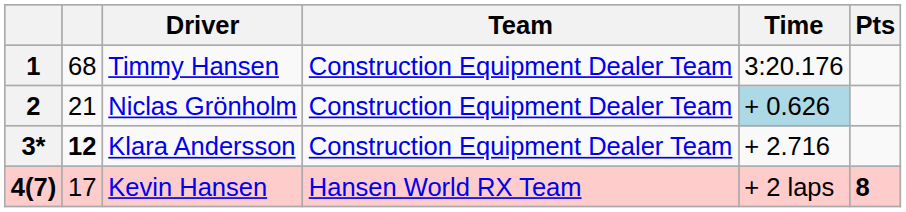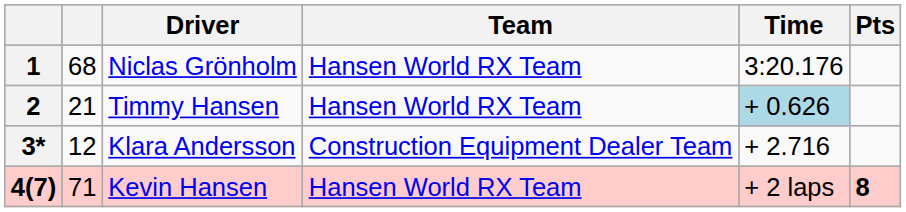(194, 66) Timmy Hansen -> (203, 66) Niclas Grönholm
(521, 66) Construction Equipment Dealer Team -> (445, 66) Hansen World RX Team
(203, 106) Niclas Grönholm -> (194, 106) Timmy Hansen
(521, 106) Construction Equipment Dealer Team -> (445, 106) Hansen World RX Team
(82, 147) bold -> (82, 147) normal
(82, 187) 17 -> (82, 187) 71
